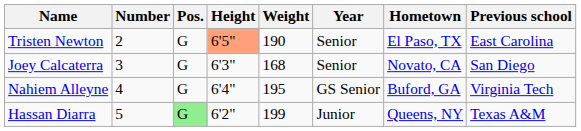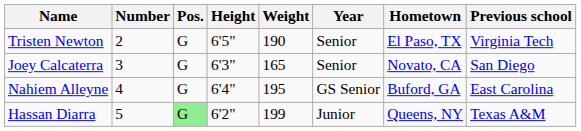(223, 41) lightsalmon background -> (223, 41) no background
(512, 41) East Carolina -> (512, 41) Virginia Tech
(274, 65) 168 -> (274, 65) 165
(512, 89) Virginia Tech -> (512, 89) East Carolina
